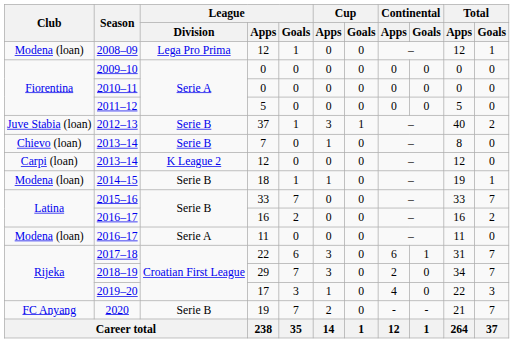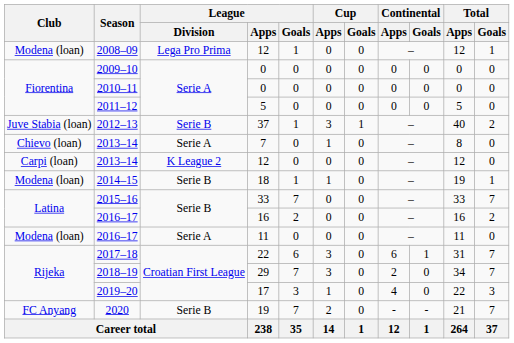(194, 143) Serie B -> (194, 143) Serie A
